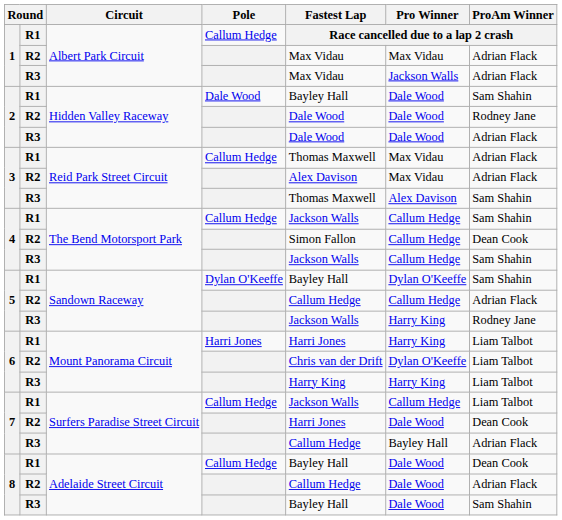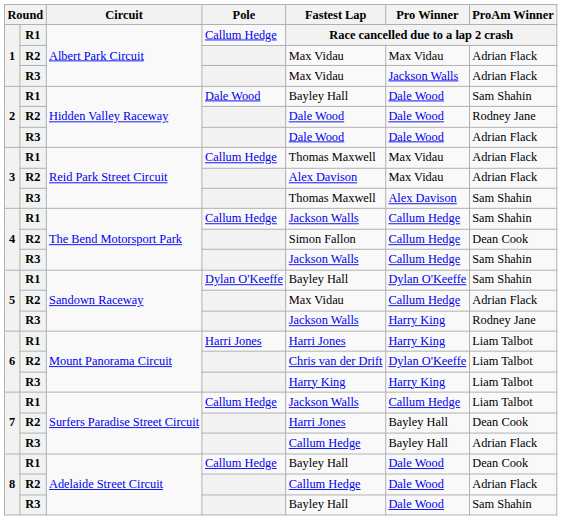(325, 300) Callum Hedge -> (316, 300) Max Vidau
(416, 422) Dale Wood -> (418, 422) Bayley Hall
